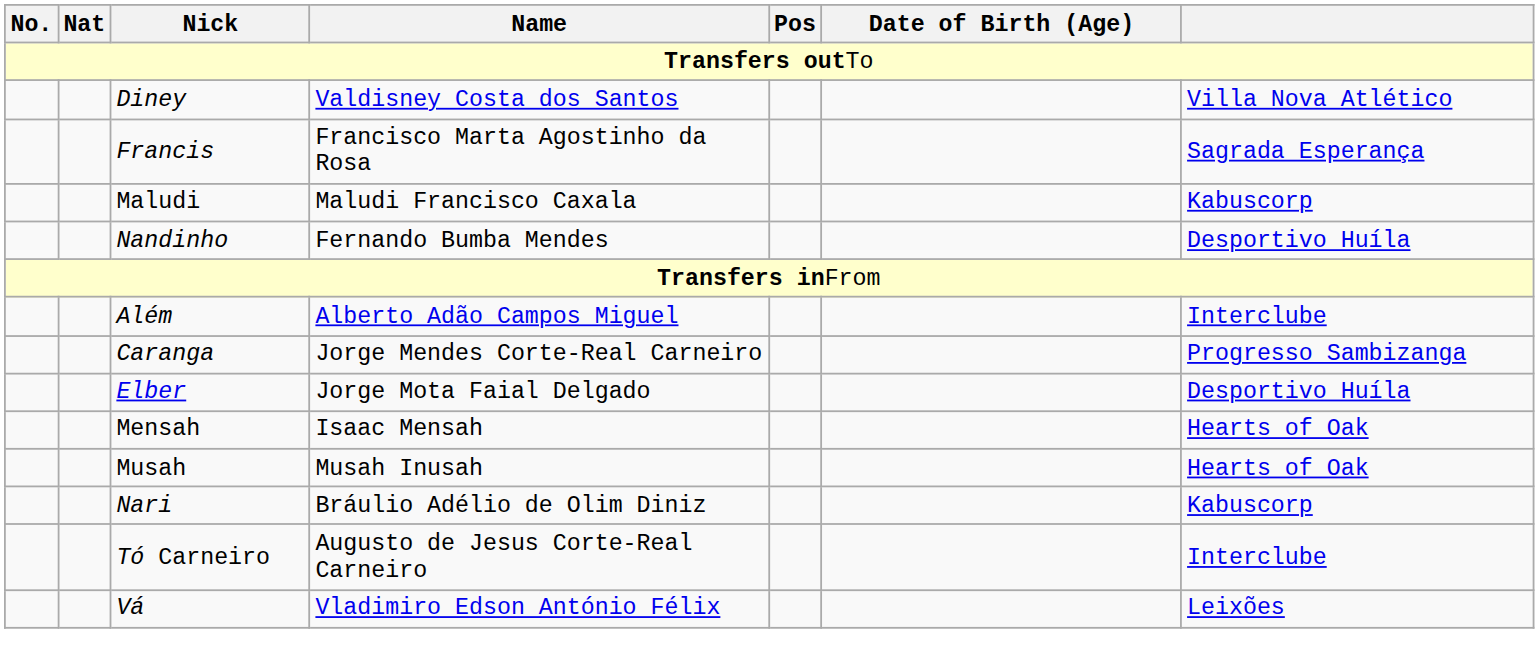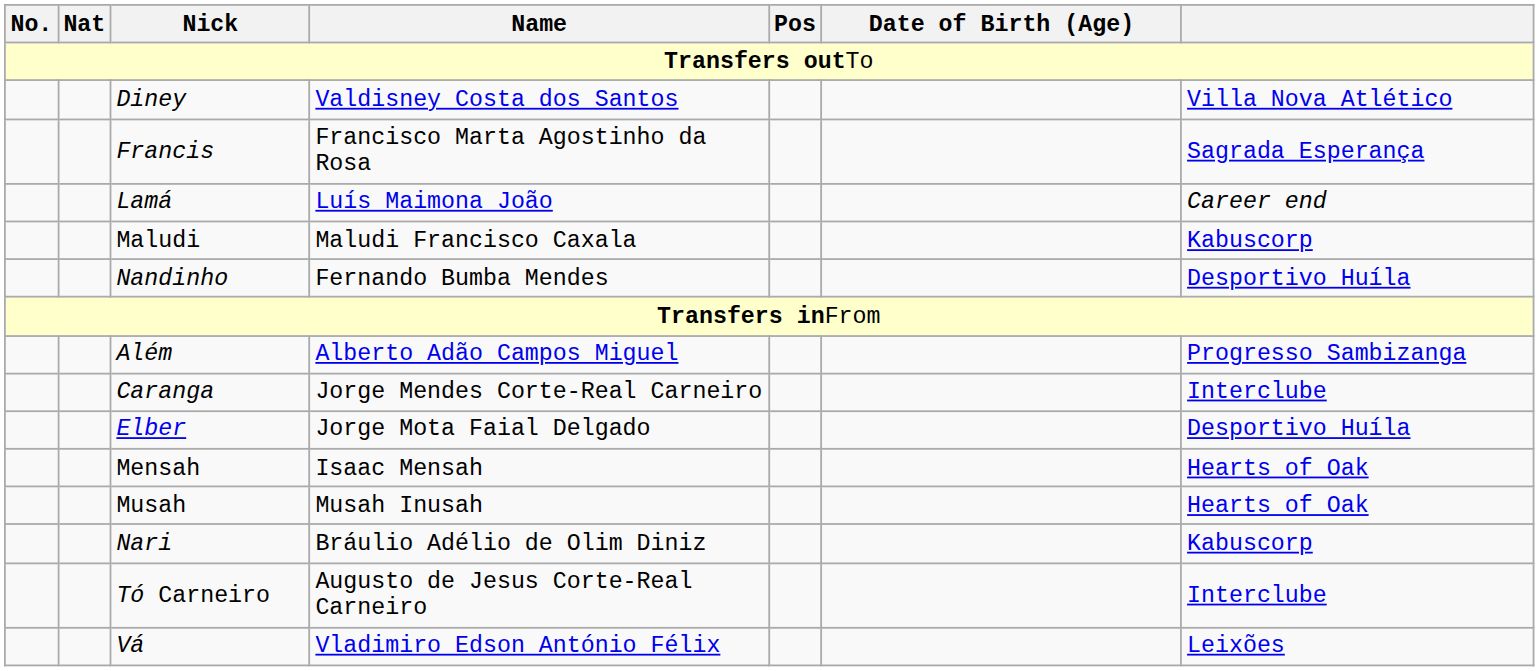+ row: (144, 202)
(1257, 316) Interclube -> (1327, 354) Progresso Sambizanga
(1327, 354) Progresso Sambizanga -> (1257, 392) Interclube
